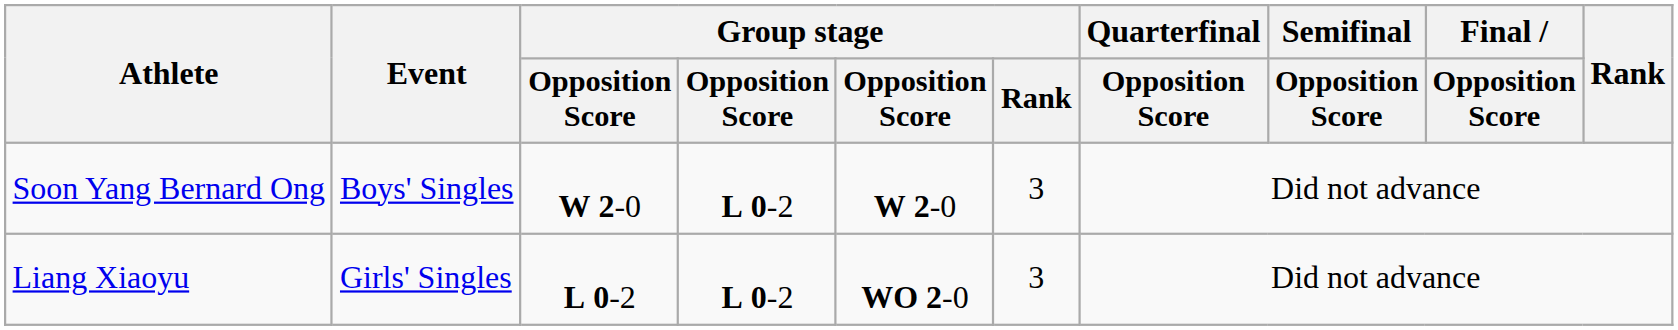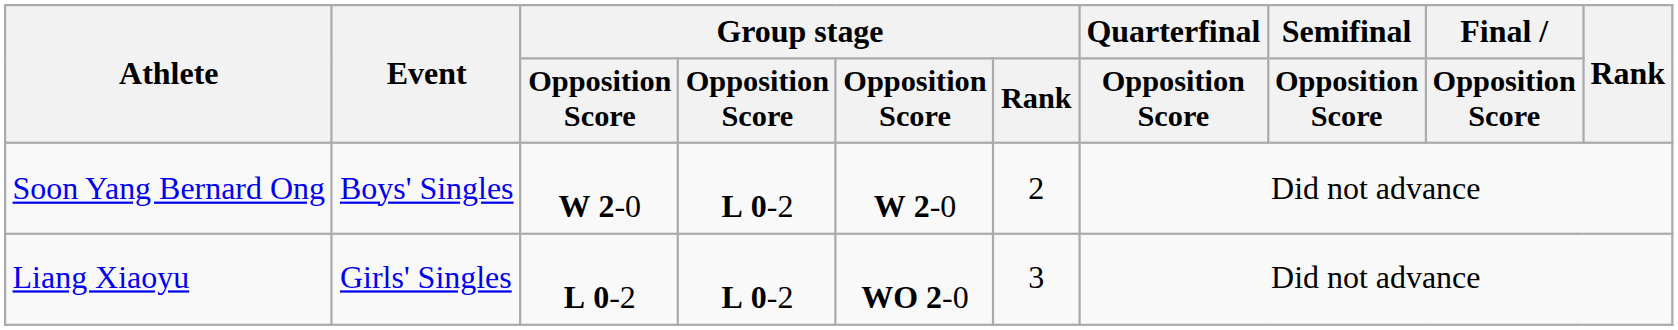(1036, 188) 3 -> (1036, 188) 2
